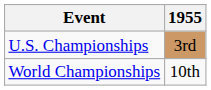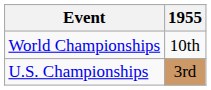rows swapped: (84, 71) <-> (78, 44)
